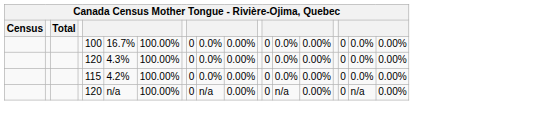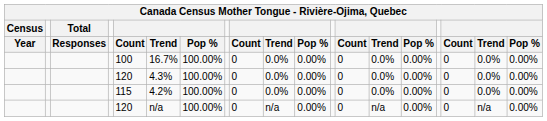+ row: (25, 44)
